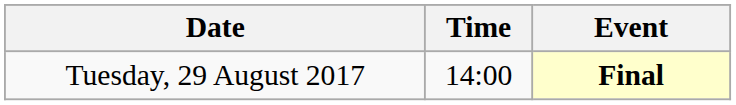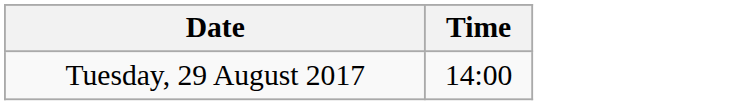- column: (631, 27)
